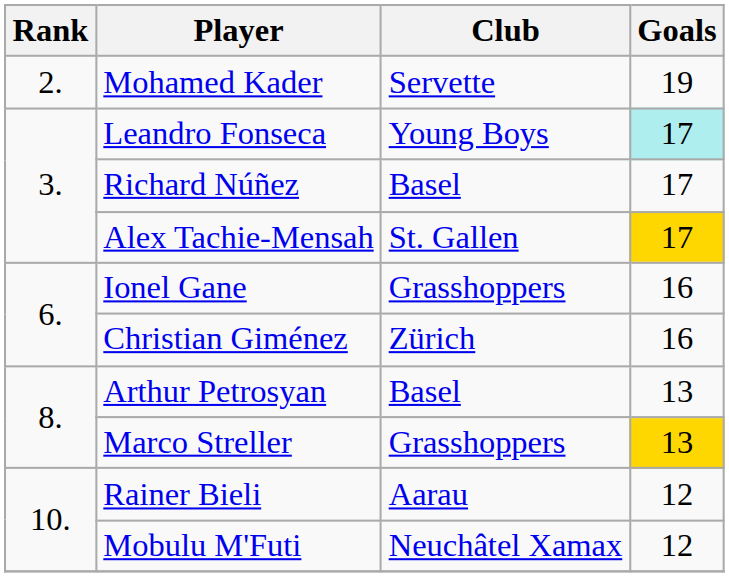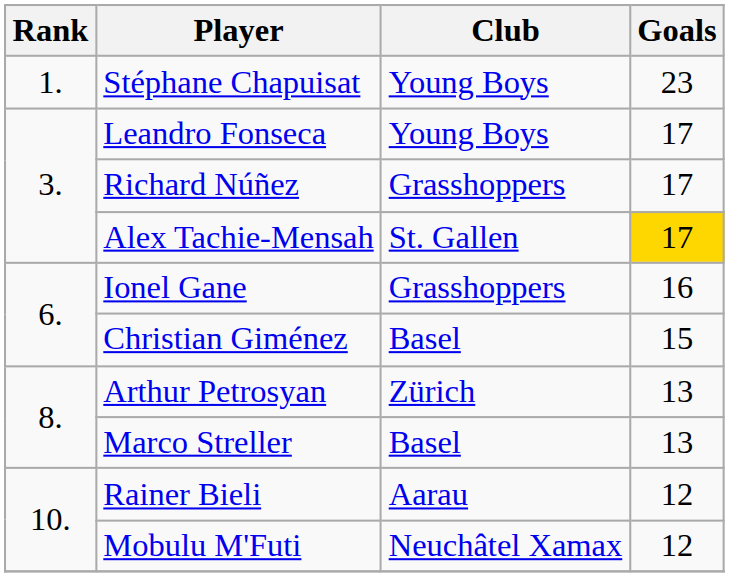+ row: (232, 81)
- row: (213, 81)
(677, 133) paleturquoise background -> (677, 133) no background
(425, 184) Basel -> (477, 184) Grasshoppers
(432, 339) Zürich -> (425, 339) Basel
(677, 339) 16 -> (677, 339) 15
(425, 390) Basel -> (432, 390) Zürich
(477, 442) Grasshoppers -> (425, 442) Basel
(677, 442) gold background -> (677, 442) no background
